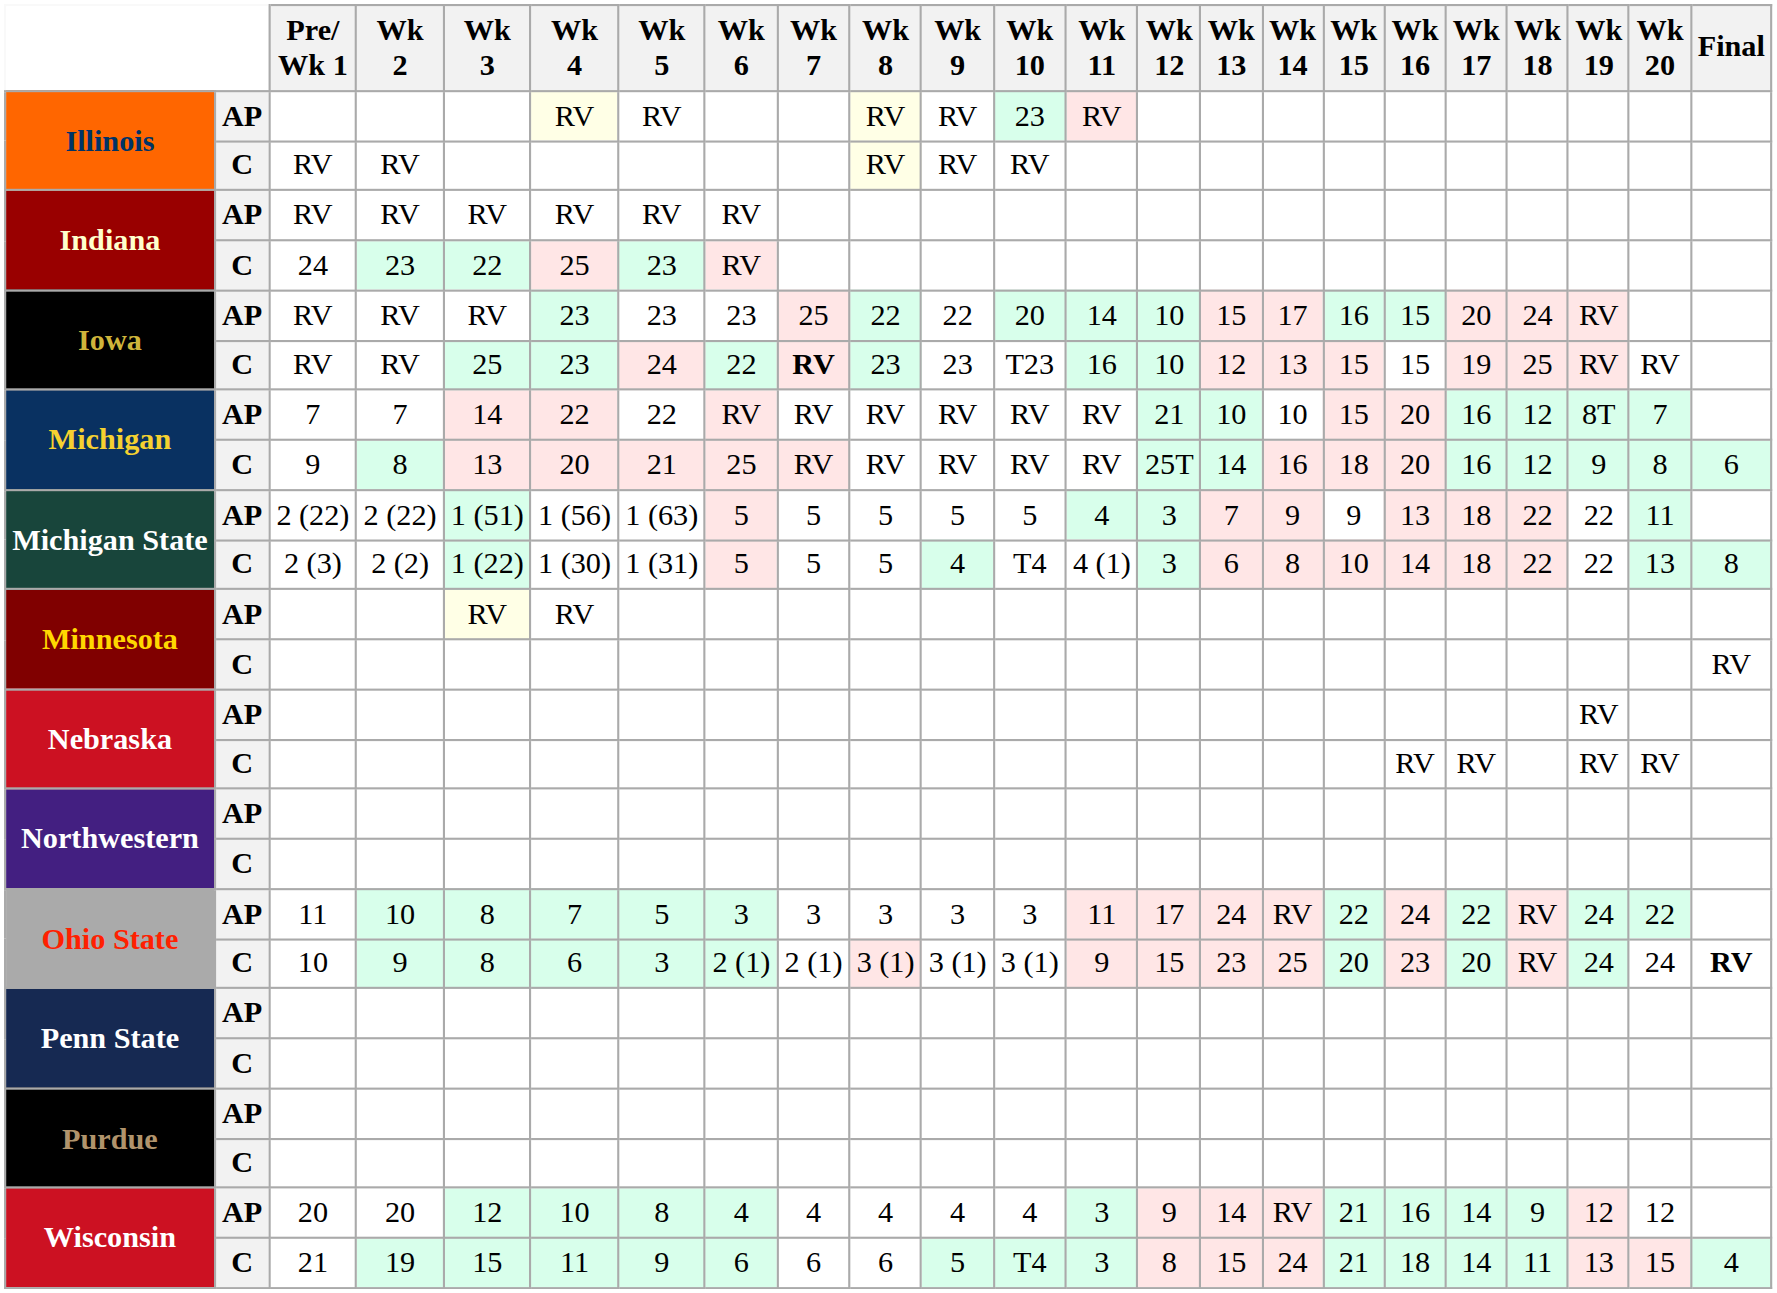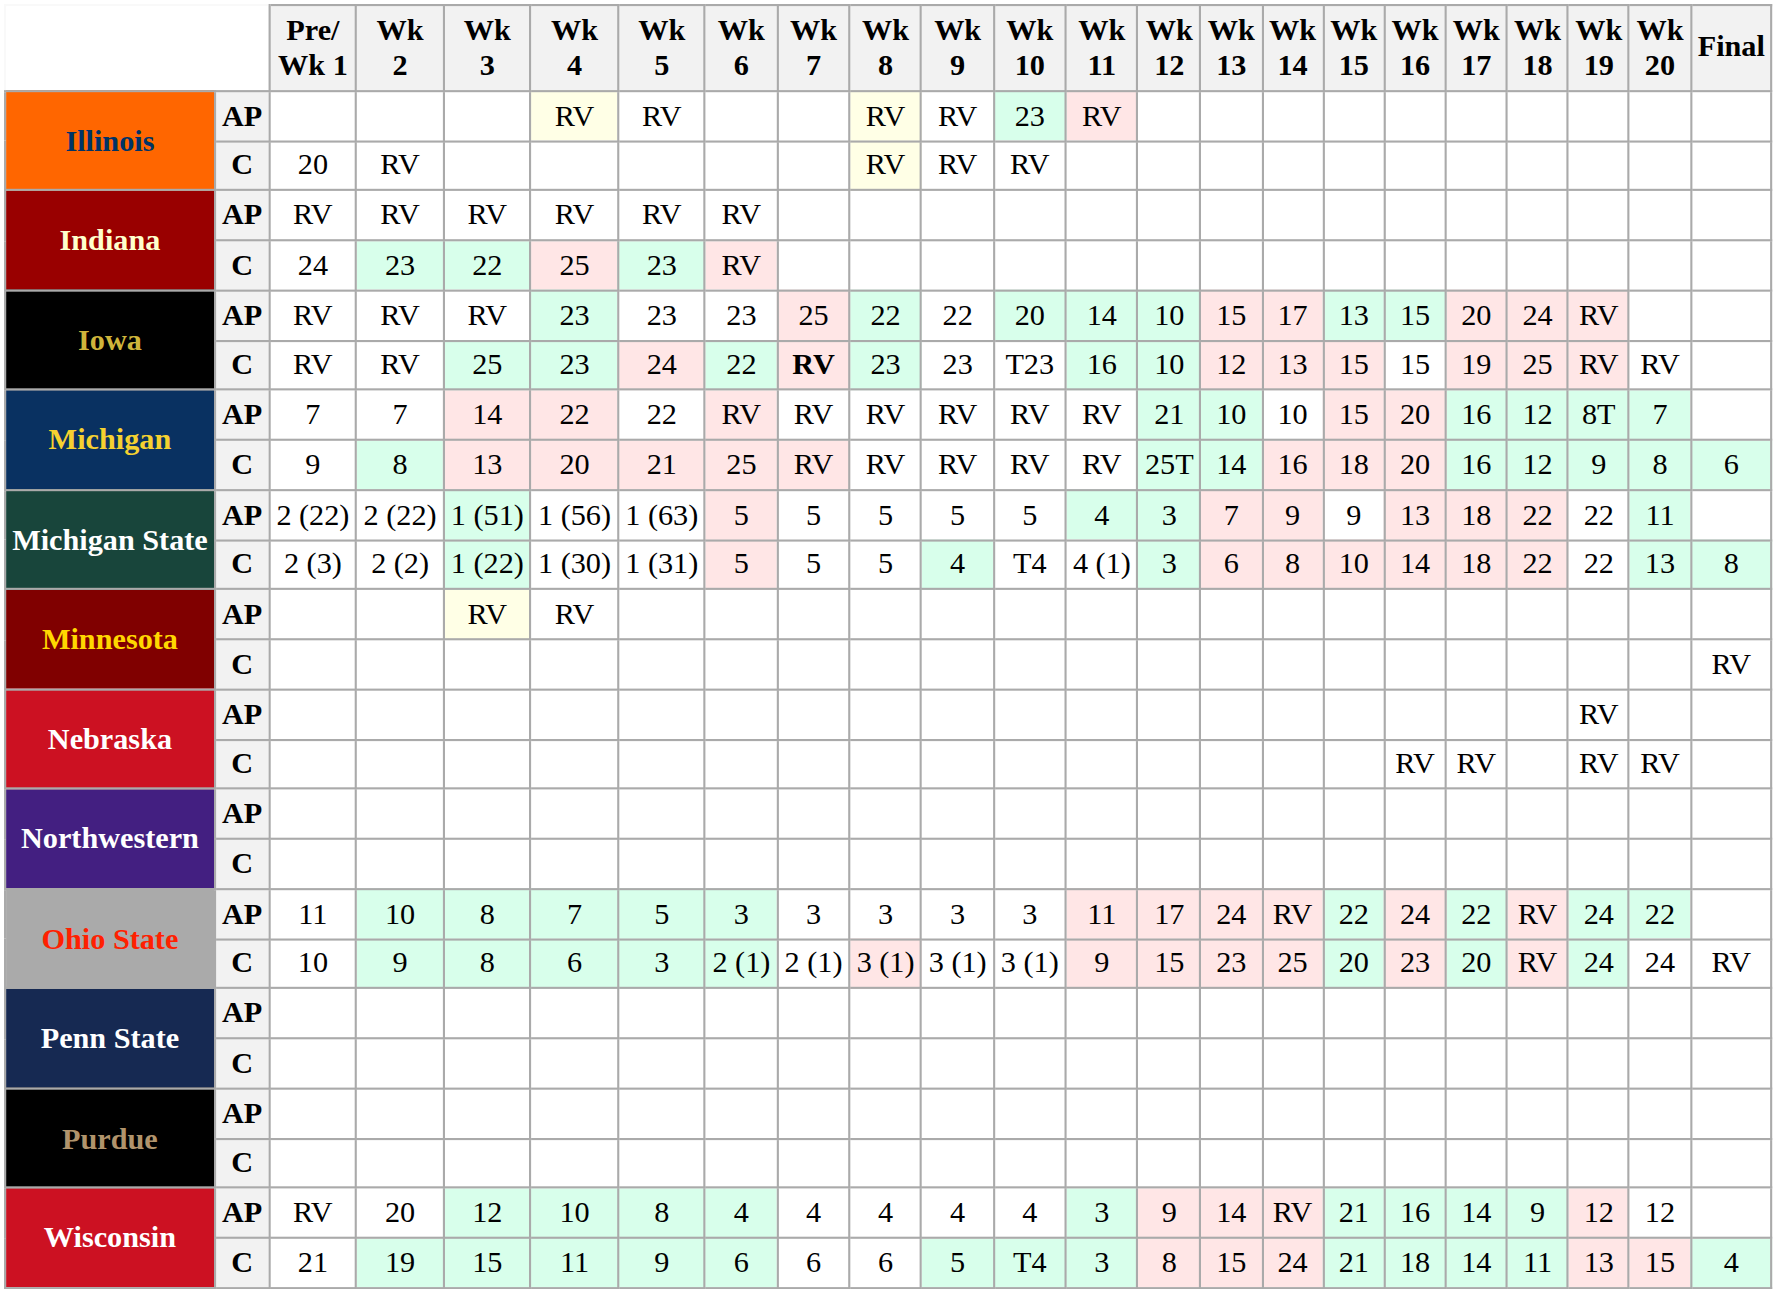(313, 165) RV -> (313, 165) 20
(1354, 314) 16 -> (1354, 314) 13
(1731, 963) bold -> (1731, 963) normal
(313, 1212) 20 -> (313, 1212) RV
